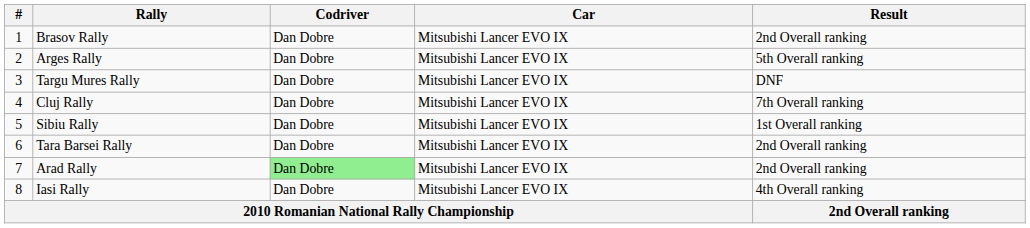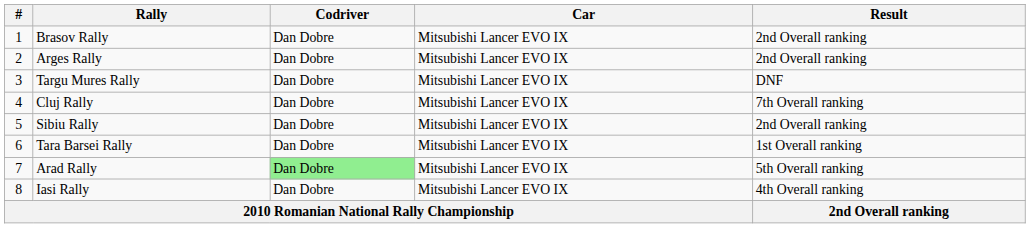(810, 59) 5th Overall ranking -> (811, 59) 2nd Overall ranking
(809, 124) 1st Overall ranking -> (811, 124) 2nd Overall ranking
(811, 146) 2nd Overall ranking -> (809, 146) 1st Overall ranking
(811, 168) 2nd Overall ranking -> (810, 168) 5th Overall ranking
